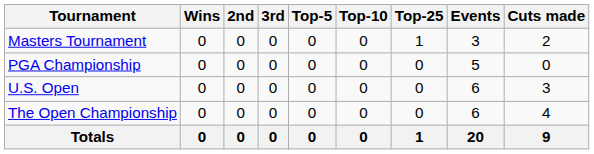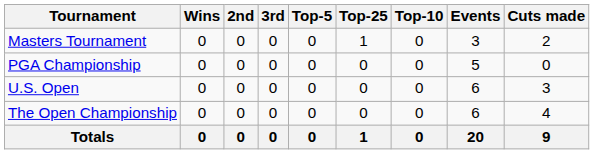columns swapped: (363, 16) <-> (419, 16)
